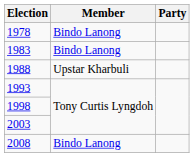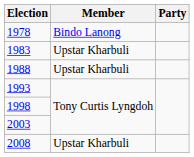(87, 50) Bindo Lanong -> (91, 50) Upstar Kharbuli
(87, 143) Bindo Lanong -> (91, 143) Upstar Kharbuli
